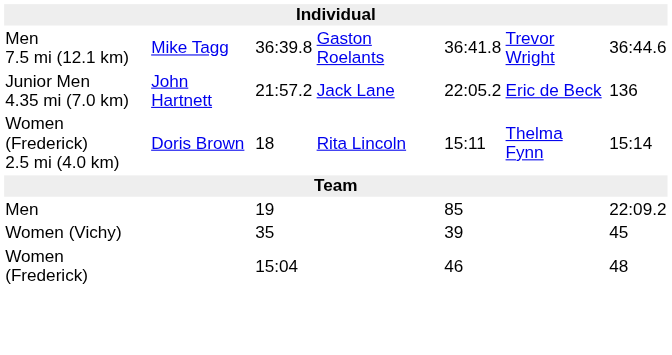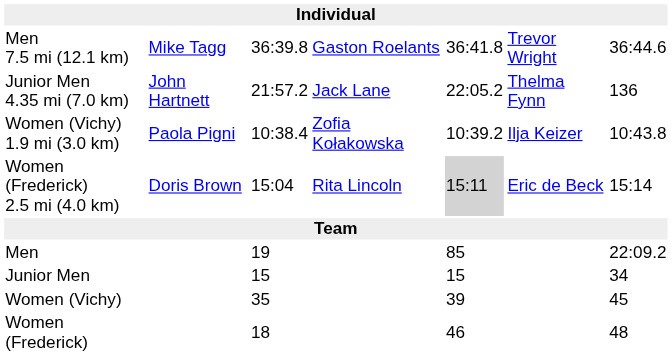(554, 90) Eric de Beck -> (536, 90) Thelma Fynn
+ row: (63, 133)
(265, 143) 18 -> (272, 186) 15:04
(465, 143) no background -> (467, 186) lightgrey background
(534, 143) Thelma Fynn -> (555, 186) Eric de Beck
+ row: (48, 275)
(277, 266) 15:04 -> (260, 332) 18
